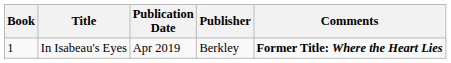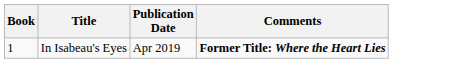- column: (225, 21)
